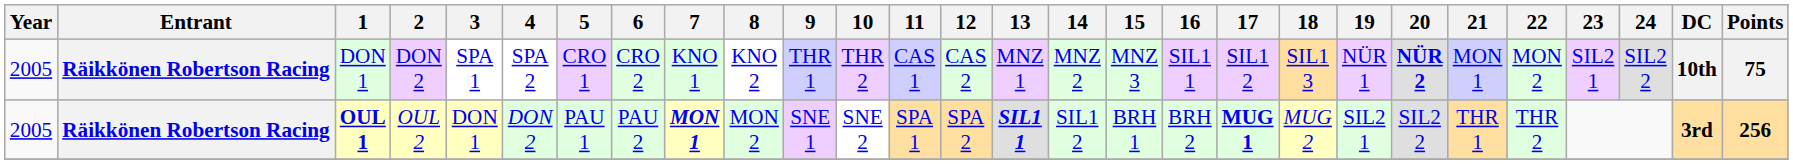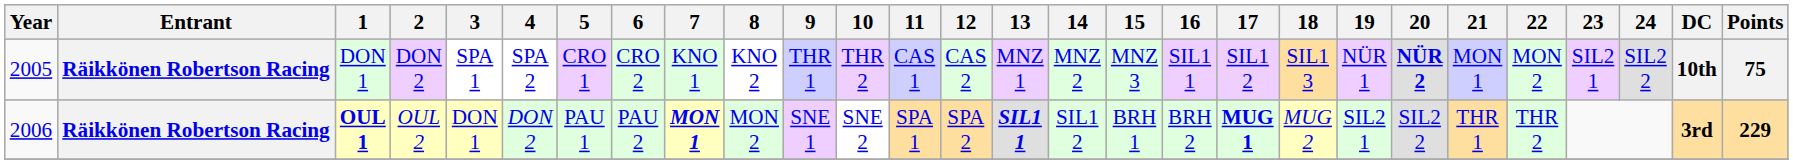(31, 129) 2005 -> (31, 129) 2006
(1755, 129) 256 -> (1755, 129) 229
